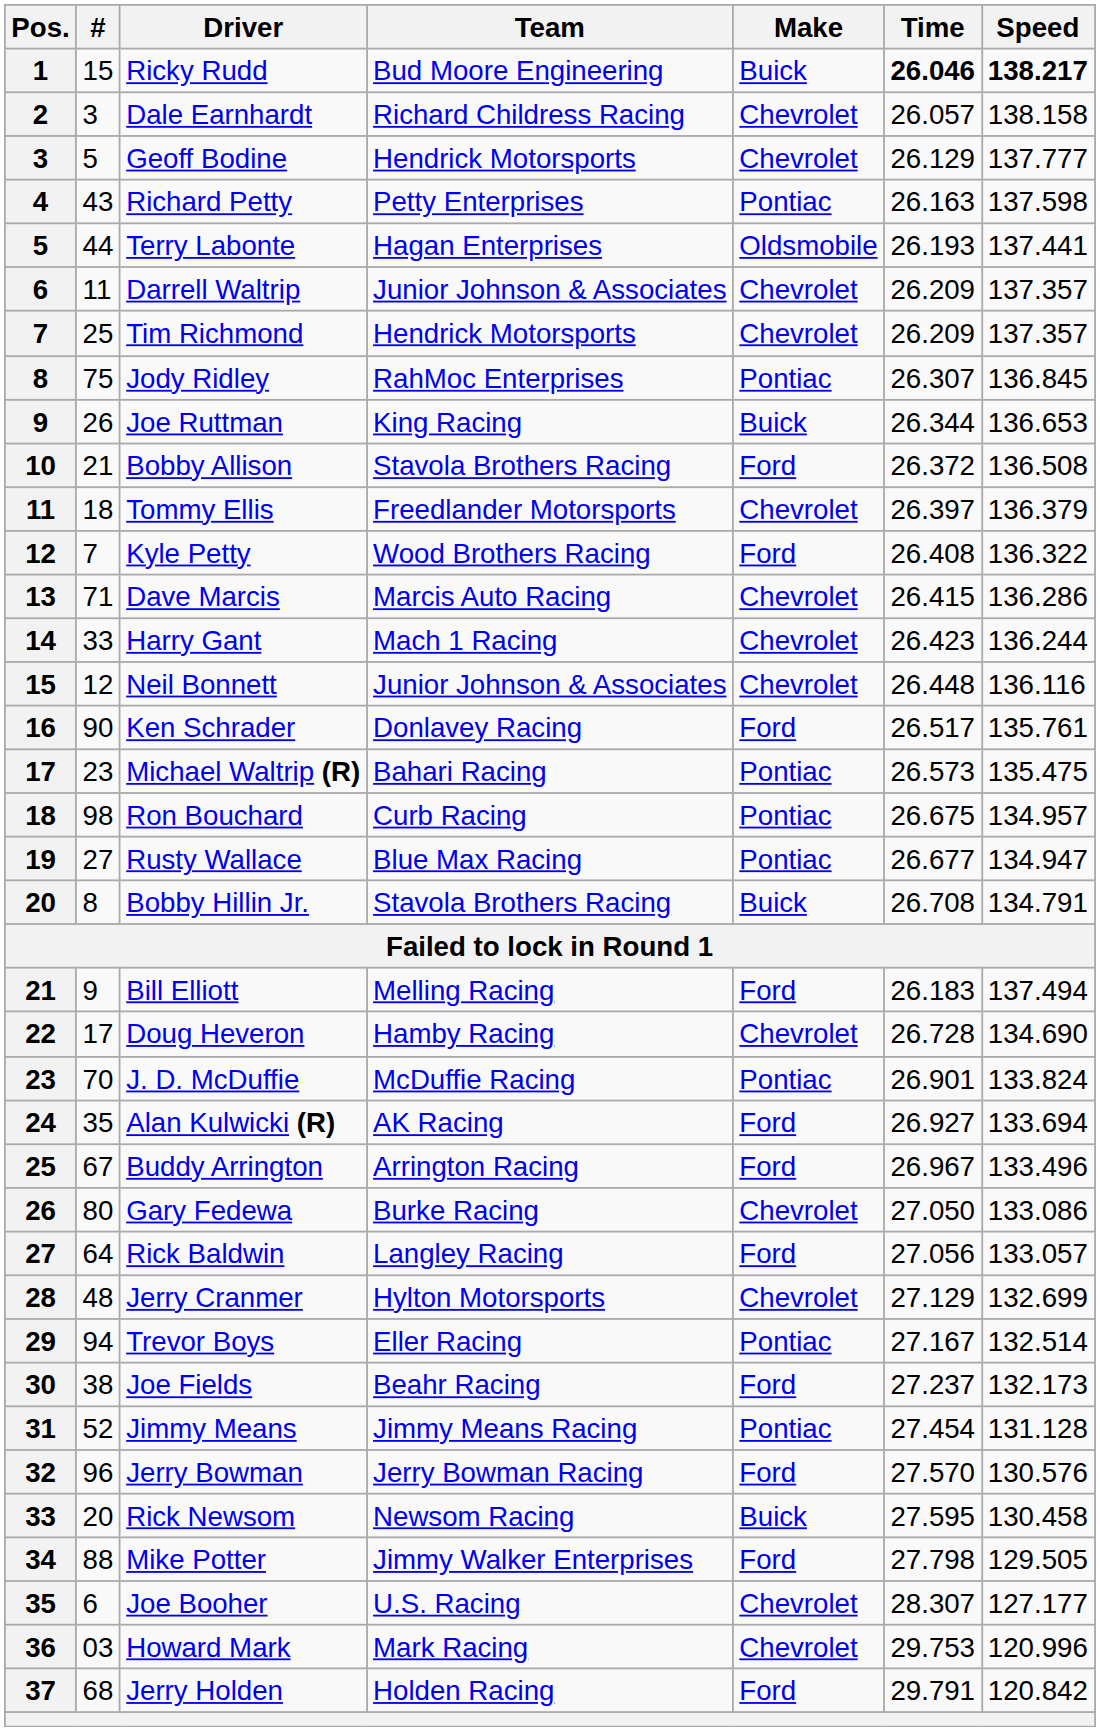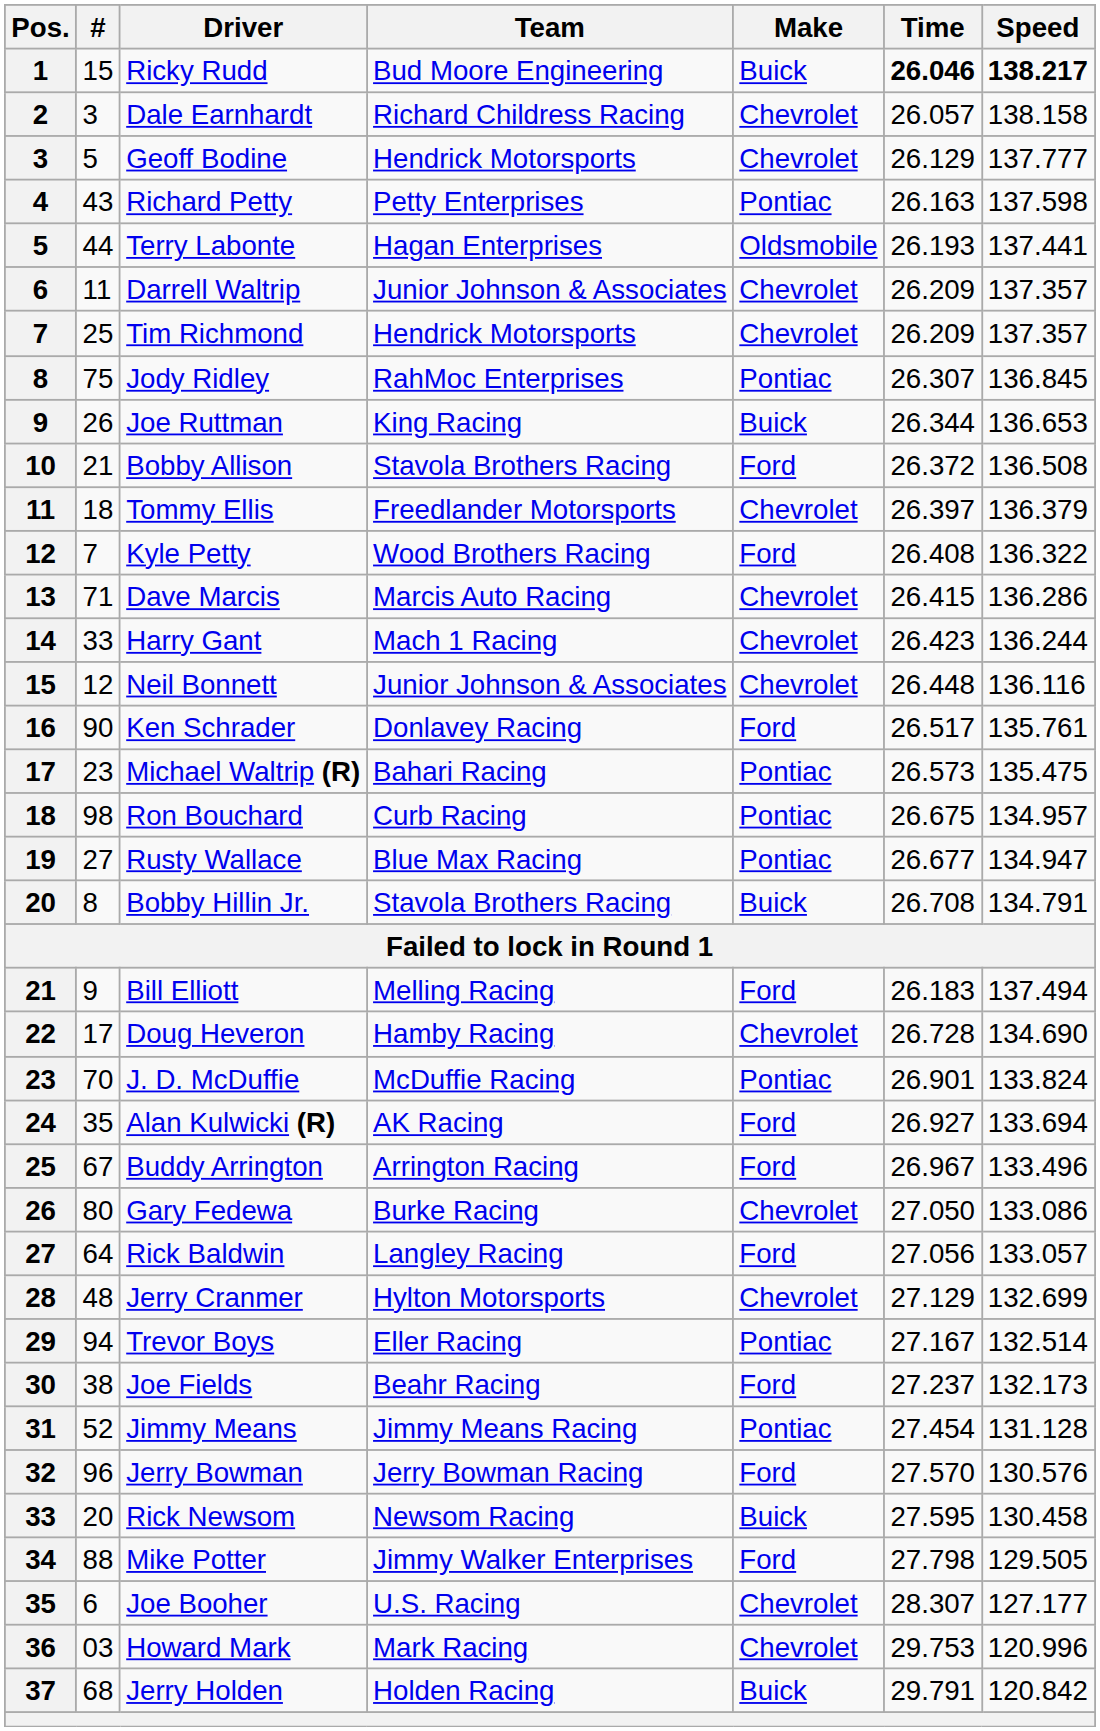(768, 1691) Ford -> (773, 1691) Buick
